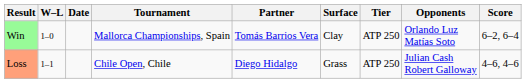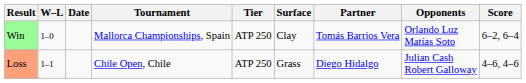columns swapped: (381, 12) <-> (277, 12)
